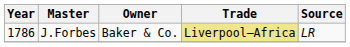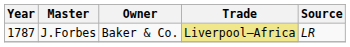(21, 33) 1786 -> (21, 33) 1787
